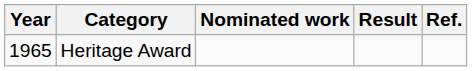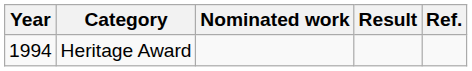(30, 50) 1965 -> (30, 50) 1994
